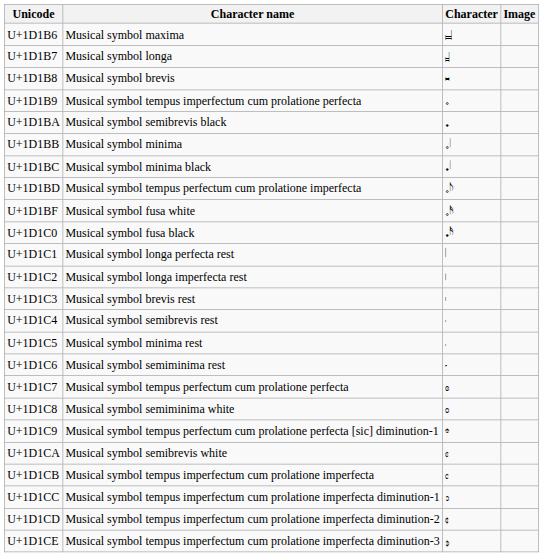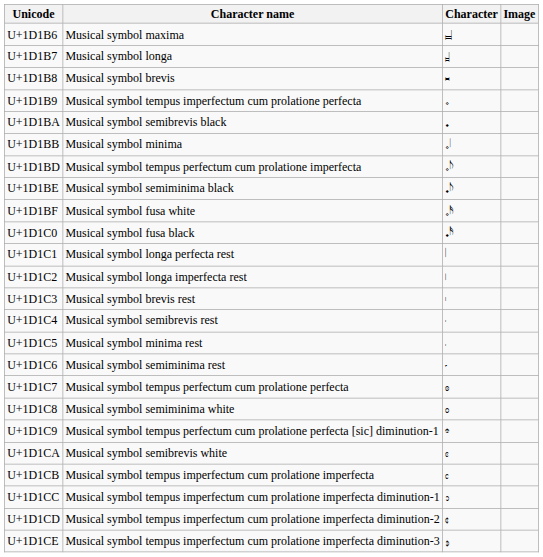- row: (33, 166)
+ row: (33, 188)
